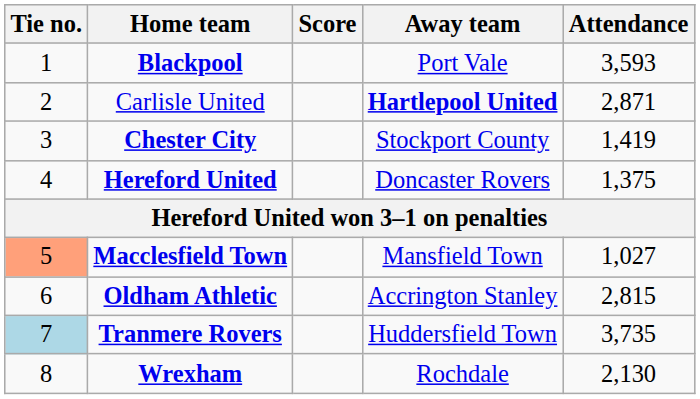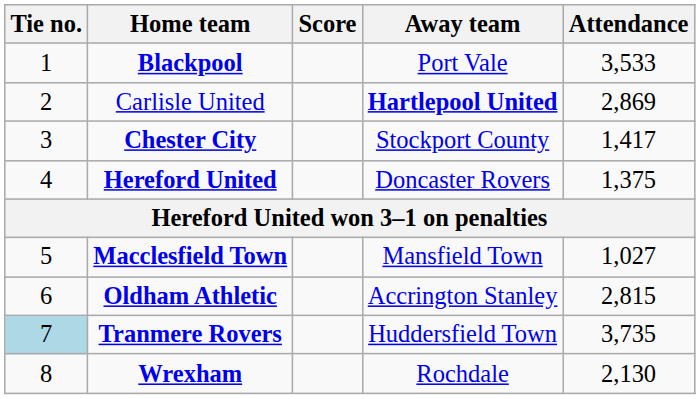(629, 62) 3,593 -> (629, 62) 3,533
(629, 101) 2,871 -> (629, 101) 2,869
(629, 140) 1,419 -> (629, 140) 1,417
(46, 256) lightsalmon background -> (46, 256) no background
